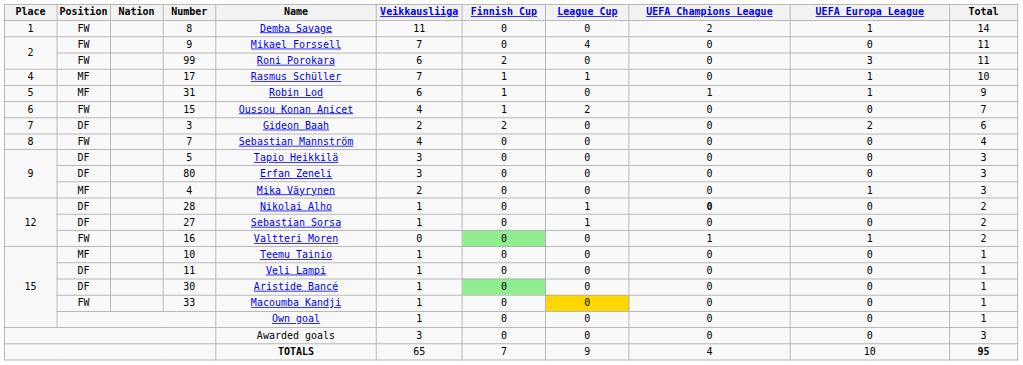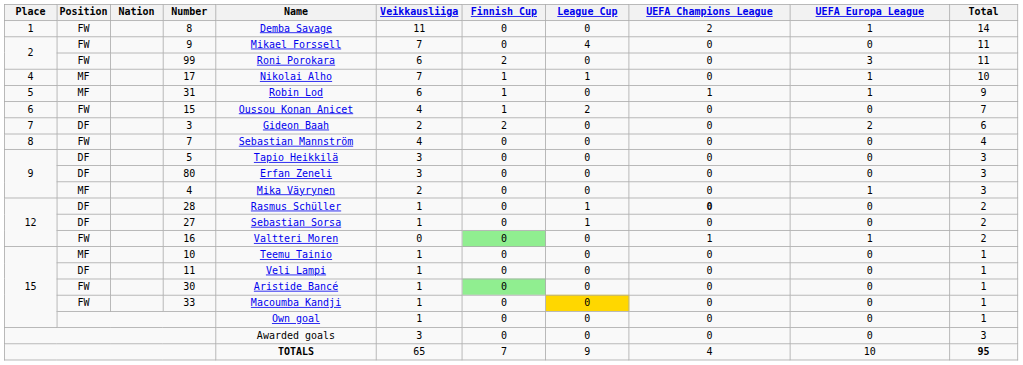(296, 77) Rasmus Schüller -> (296, 77) Nikolai Alho
(296, 207) Nikolai Alho -> (296, 207) Rasmus Schüller
(83, 287) DF -> (83, 287) FW
